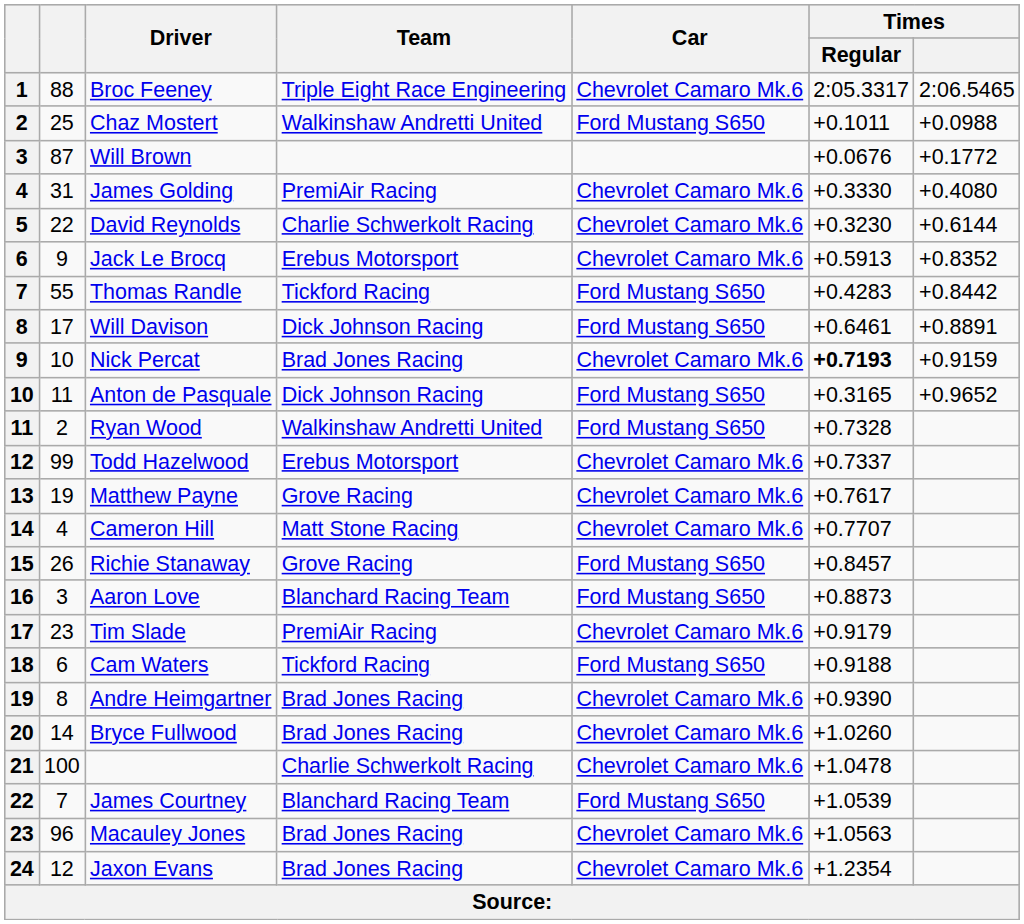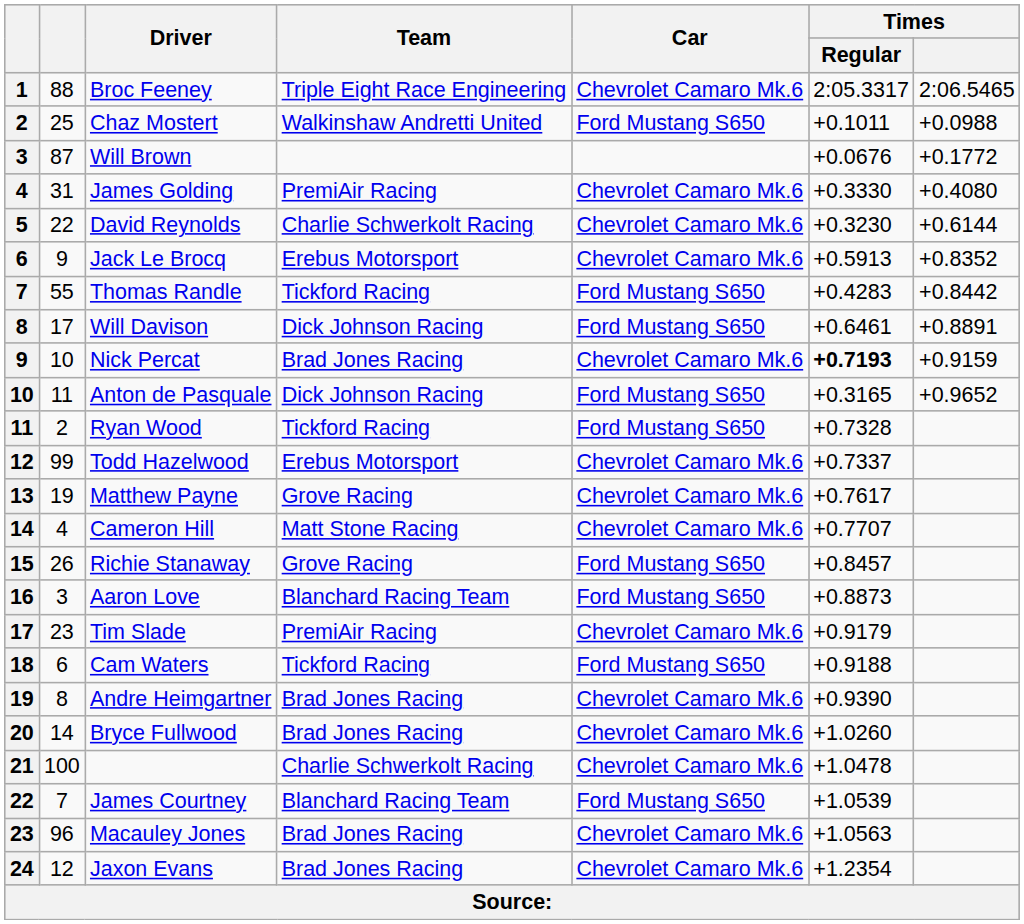(412, 428) Walkinshaw Andretti United -> (356, 428) Tickford Racing
